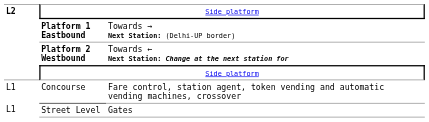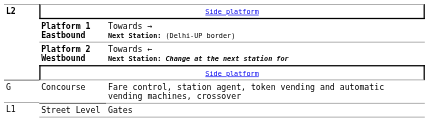(11, 87) L1 -> (8, 87) G
